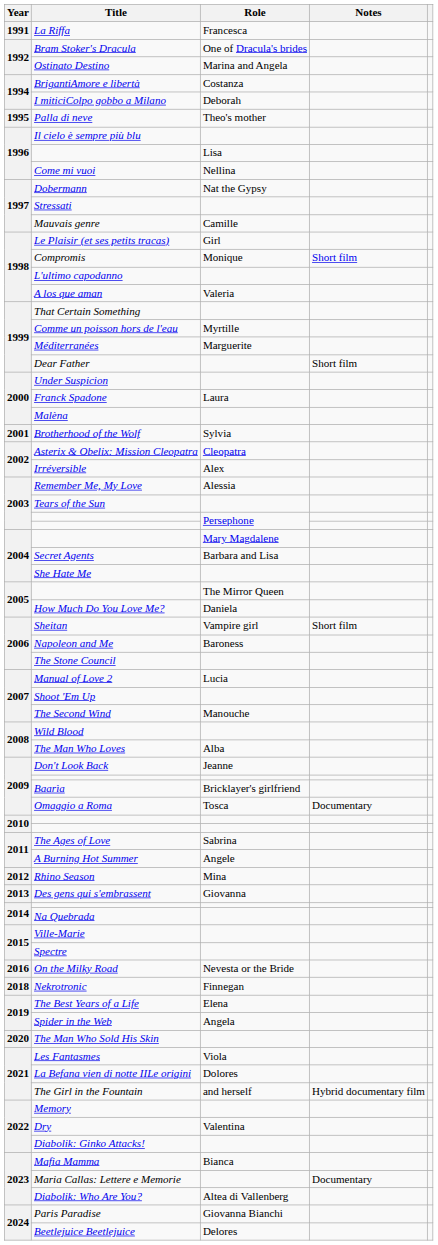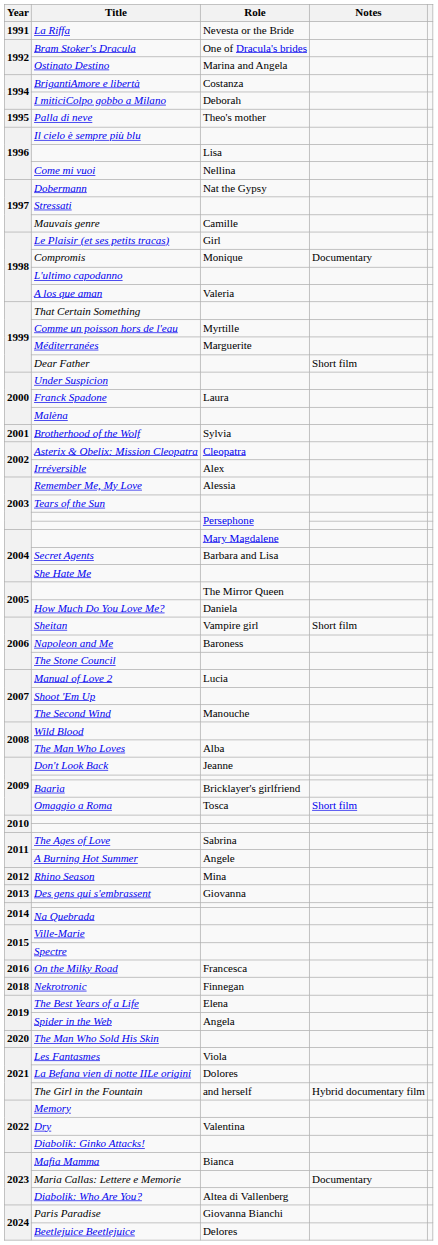(225, 30) Francesca -> (248, 30) Nevesta or the Bride
(335, 258) Short film -> (342, 258) Documentary
(342, 806) Documentary -> (335, 806) Short film
(248, 968) Nevesta or the Bride -> (225, 968) Francesca
